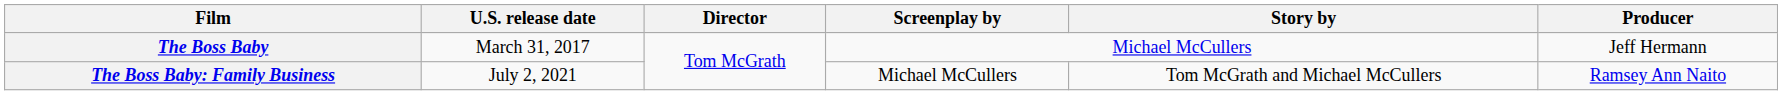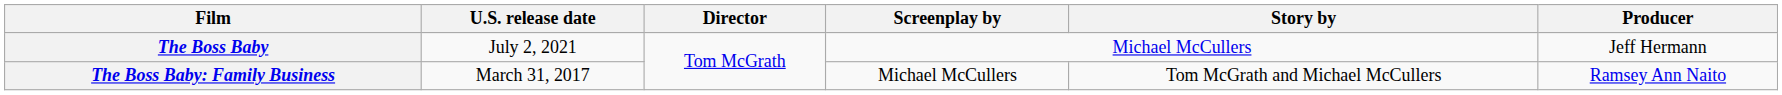(533, 47) March 31, 2017 -> (533, 47) July 2, 2021
(533, 75) July 2, 2021 -> (533, 75) March 31, 2017
